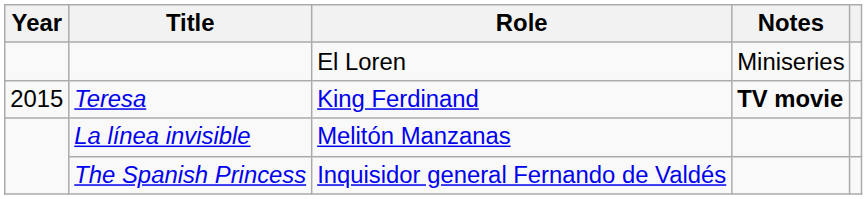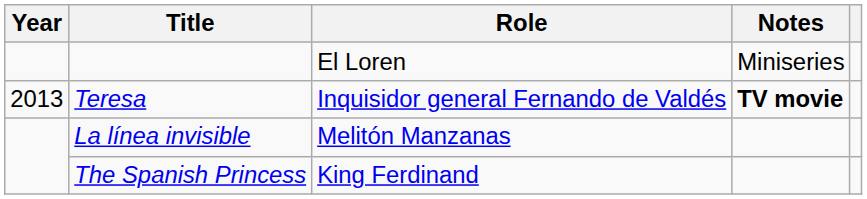(37, 99) 2015 -> (37, 99) 2013
(398, 99) King Ferdinand -> (522, 99) Inquisidor general Fernando de Valdés
(522, 174) Inquisidor general Fernando de Valdés -> (398, 174) King Ferdinand
